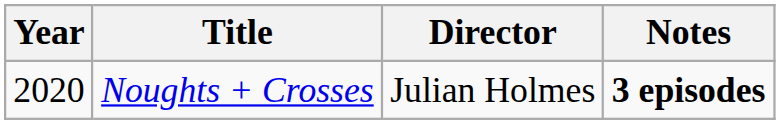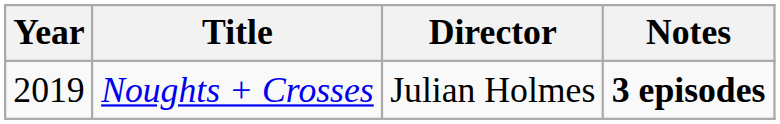(49, 89) 2020 -> (49, 89) 2019
